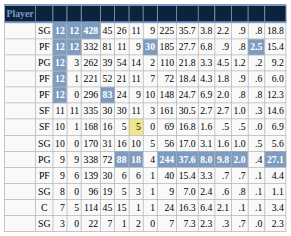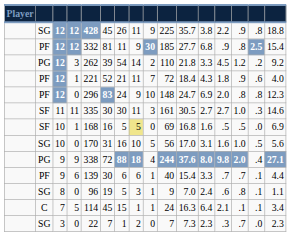(278, 79) 6.0 -> (278, 79) 4.0
